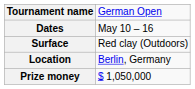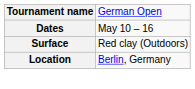- row: (50, 76)
